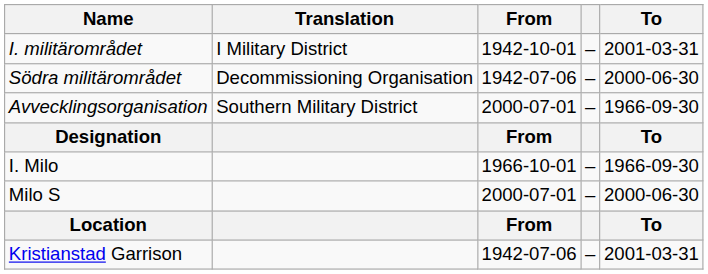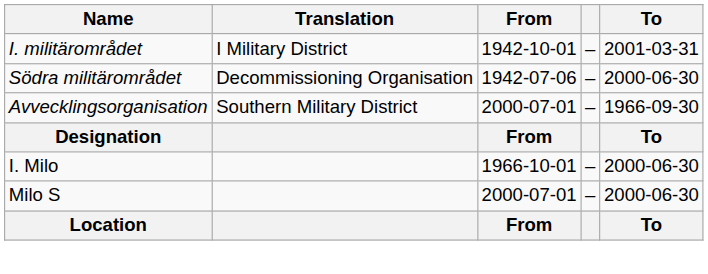(651, 166) 1966-09-30 -> (651, 166) 2000-06-30
- row: (96, 254)
